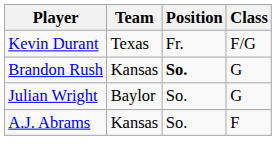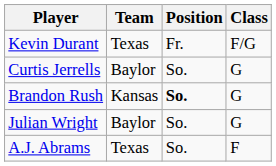+ row: (54, 69)
(134, 122) Kansas -> (130, 148) Texas
